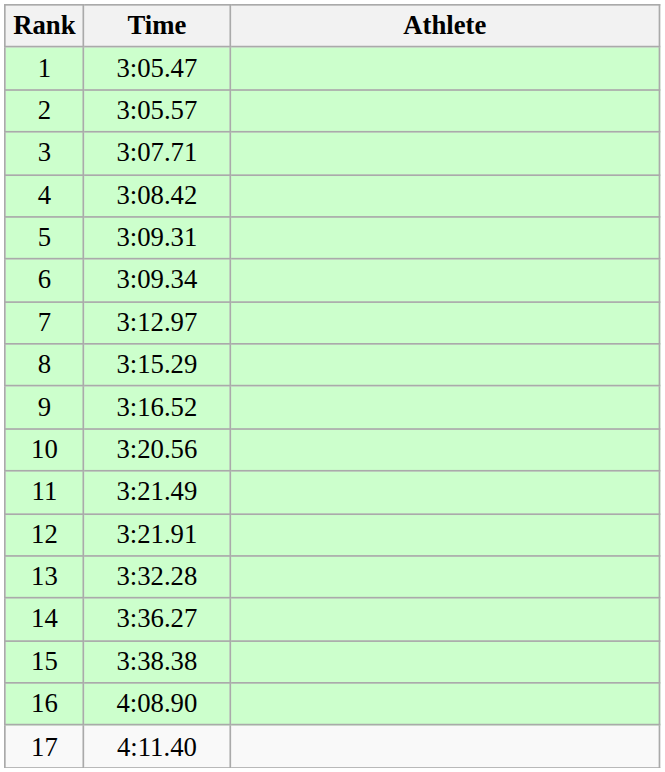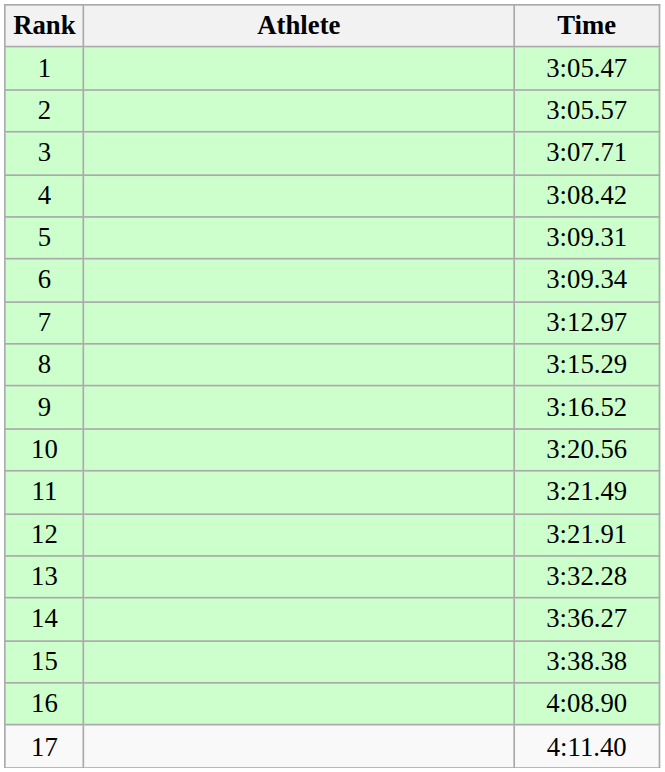columns swapped: (445, 25) <-> (157, 25)
